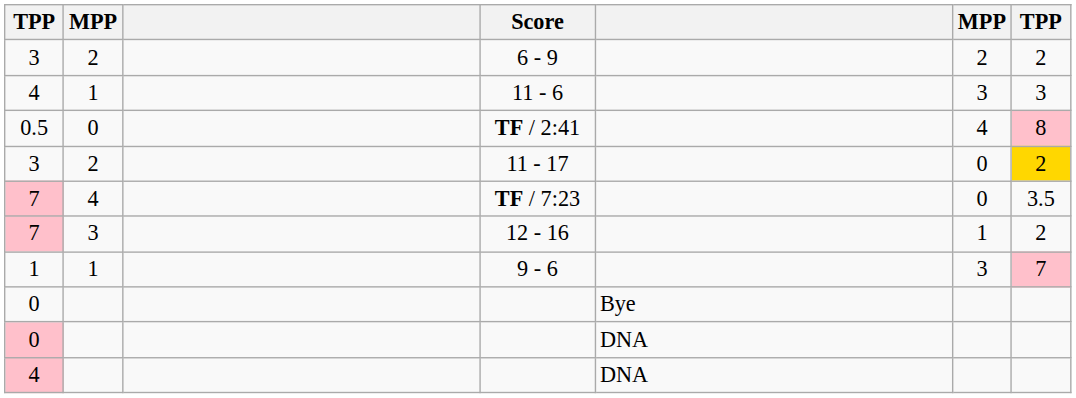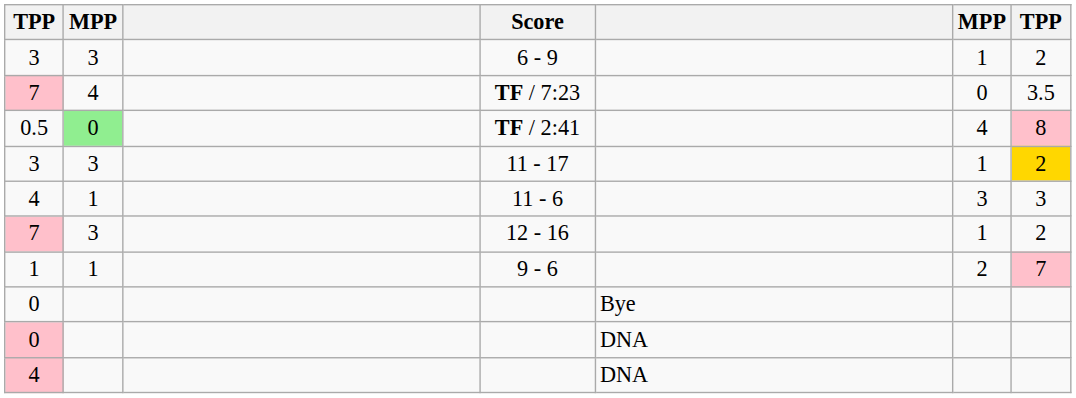(93, 57) 2 -> (93, 57) 3
(982, 57) 2 -> (982, 57) 1
rows swapped: (34, 198) <-> (34, 92)
(93, 127) no background -> (93, 127) lightgreen background
(93, 163) 2 -> (93, 163) 3
(982, 163) 0 -> (982, 163) 1
(982, 269) 3 -> (982, 269) 2
